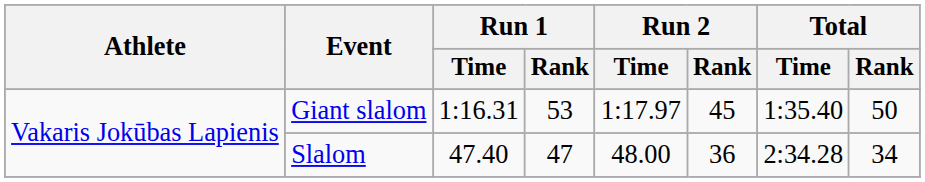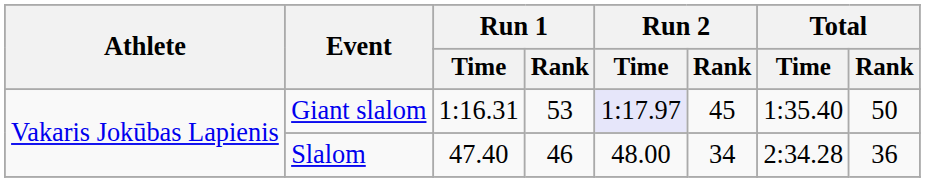(641, 111) no background -> (641, 111) lavender background
(560, 154) 47 -> (560, 154) 46
(722, 154) 36 -> (722, 154) 34
(884, 154) 34 -> (884, 154) 36
